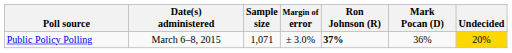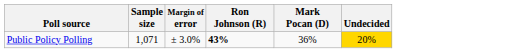- column: (186, 18)
(333, 39) 37% -> (218, 39) 43%
